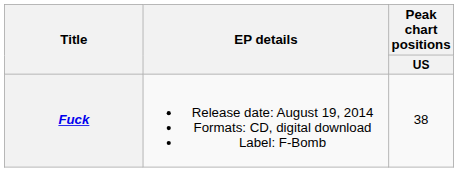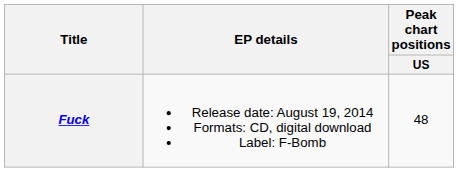(421, 120) 38 -> (421, 120) 48
